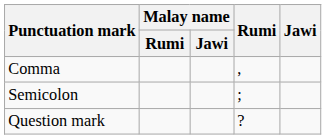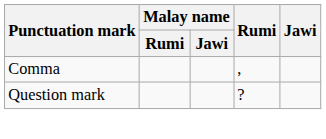- row: (43, 95)
